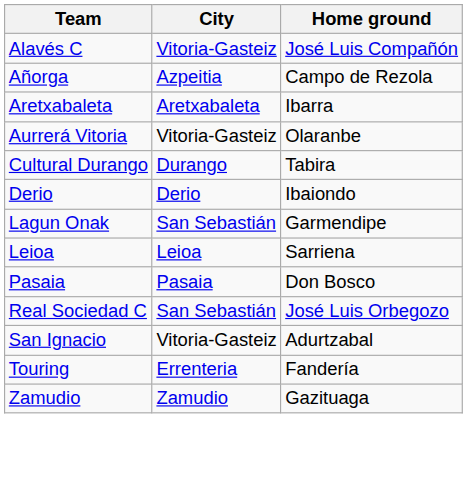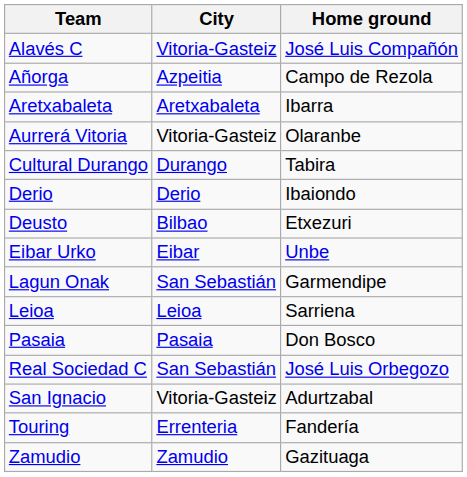+ row: (38, 223)
+ row: (52, 252)
